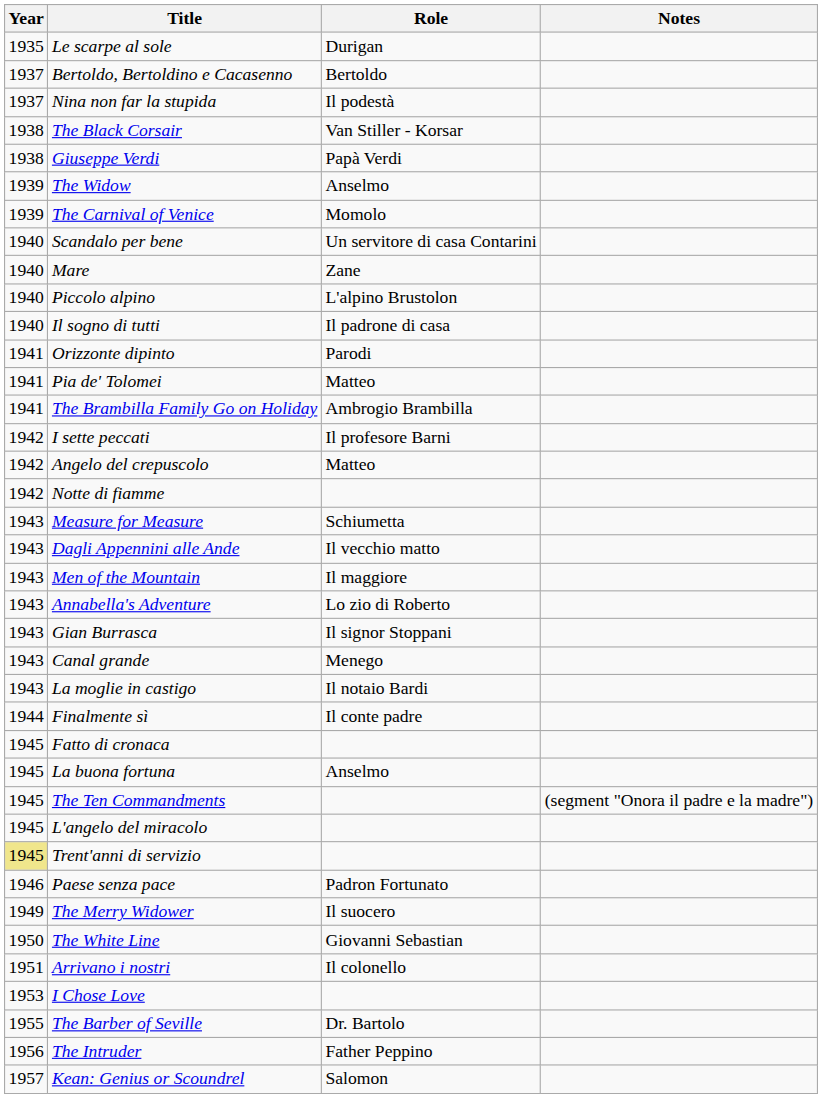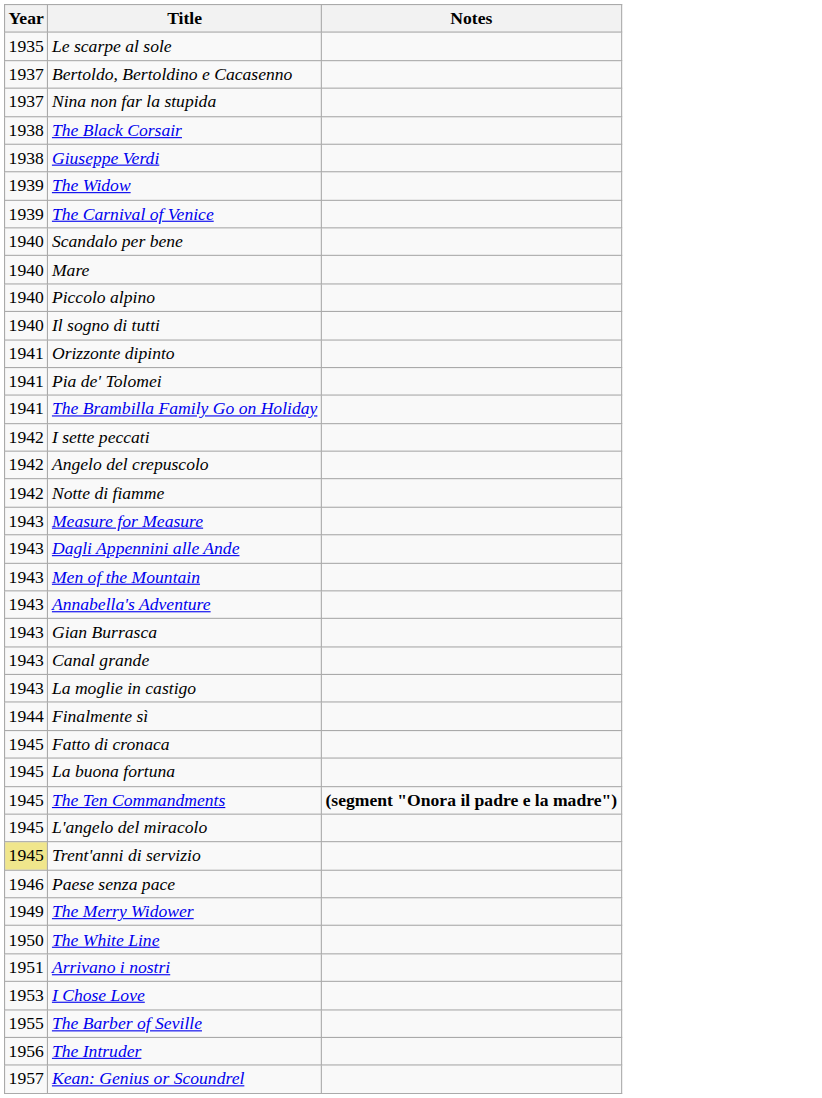- column: (431, 18)
(679, 800) normal -> (471, 800) bold
